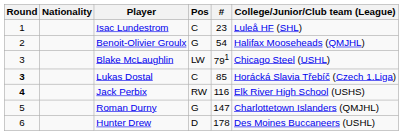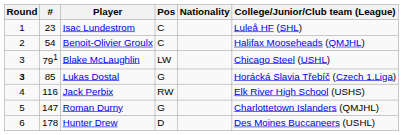columns swapped: (221, 12) <-> (67, 12)
(195, 43) G -> (161, 43) C
(194, 76) C -> (161, 76) G
(22, 92) bold -> (22, 92) normal
